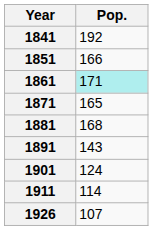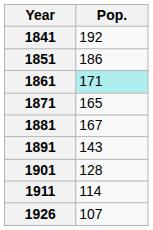(91, 59) 166 -> (91, 59) 186
(91, 125) 168 -> (91, 125) 167
(91, 170) 124 -> (91, 170) 128
